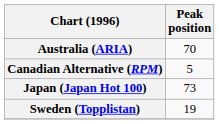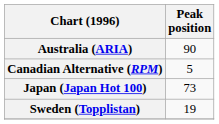(190, 48) 70 -> (190, 48) 90
